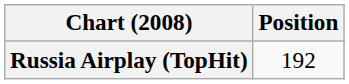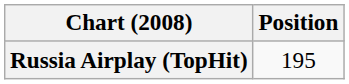(298, 59) 192 -> (298, 59) 195
